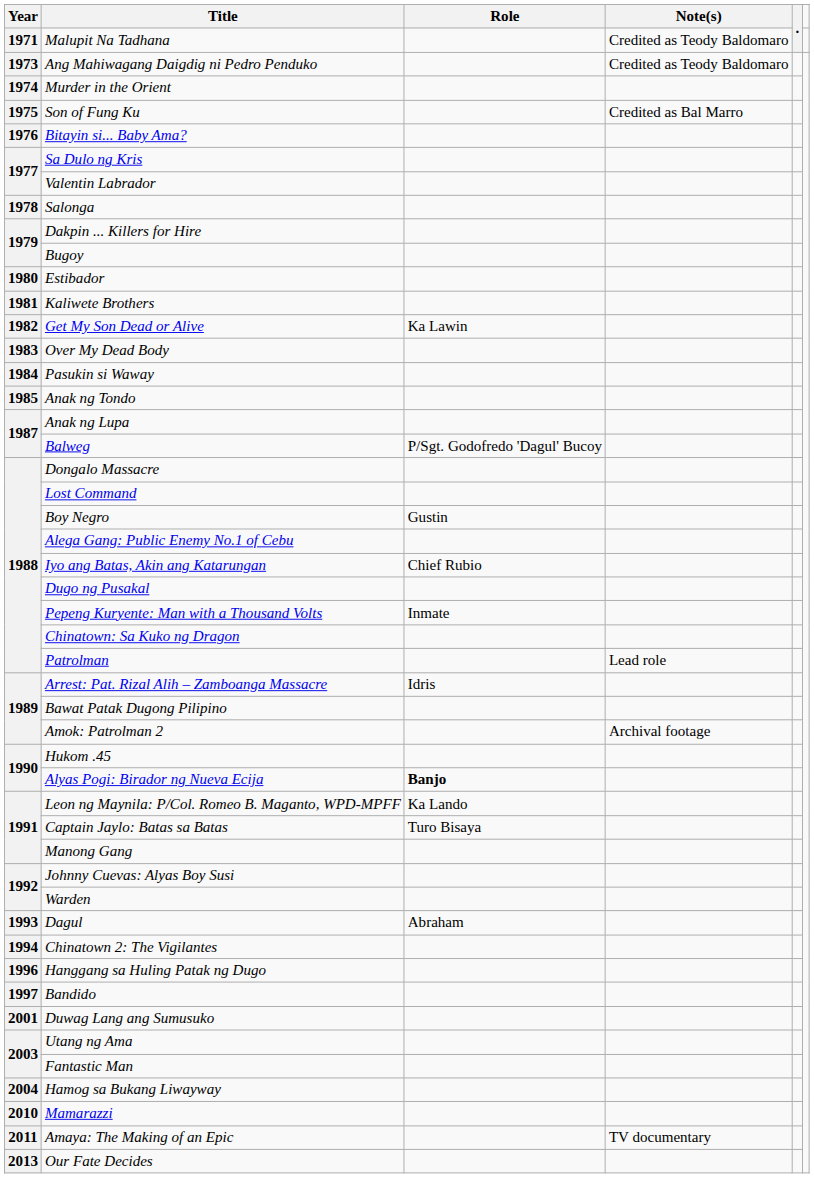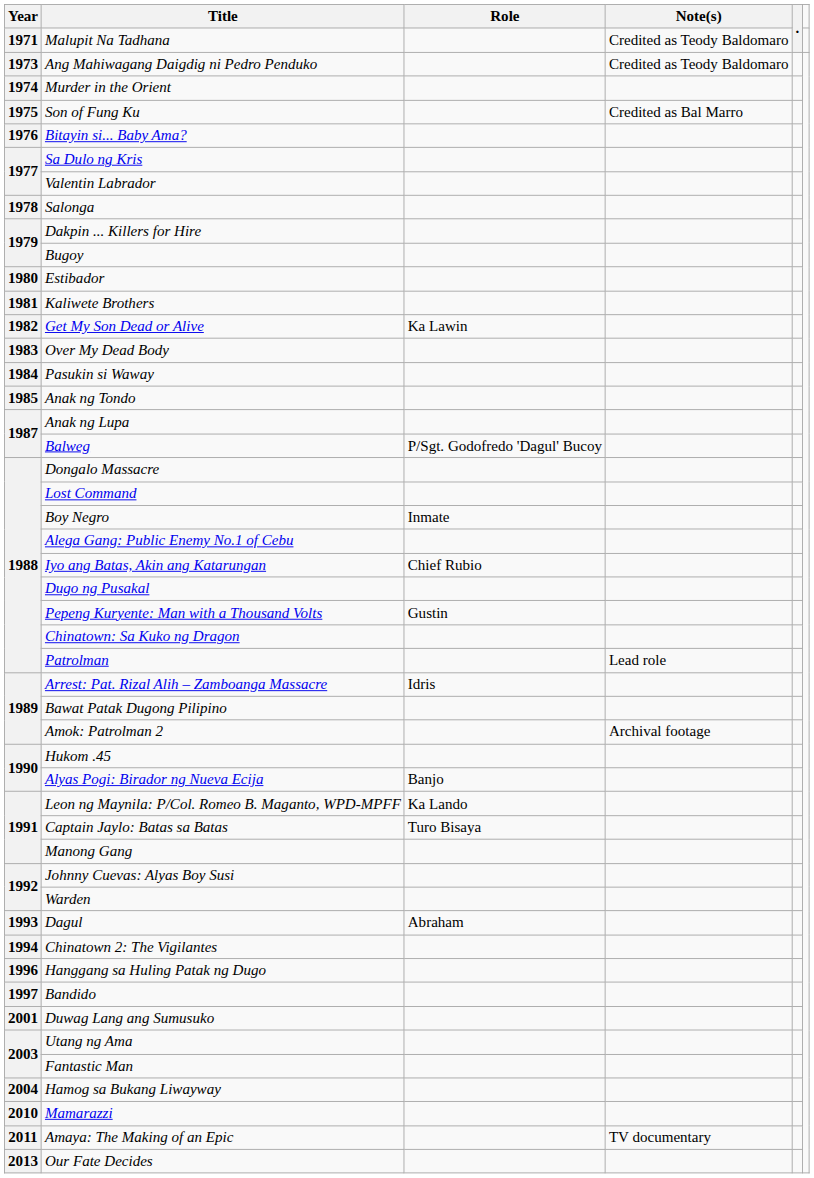(428, 517) Gustin -> (429, 517) Inmate
(429, 612) Inmate -> (428, 612) Gustin
(427, 779) bold -> (426, 779) normal
